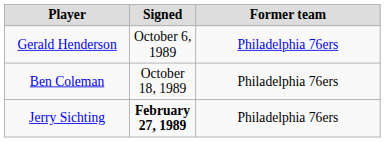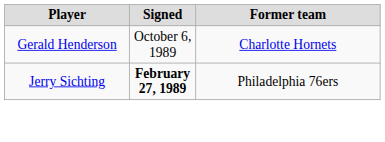(288, 44) Philadelphia 76ers -> (288, 44) Charlotte Hornets
- row: (67, 81)
